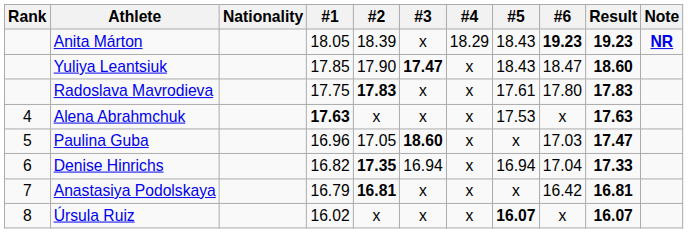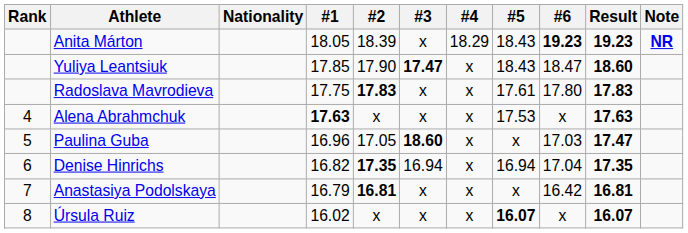(613, 166) 17.33 -> (613, 166) 17.35
